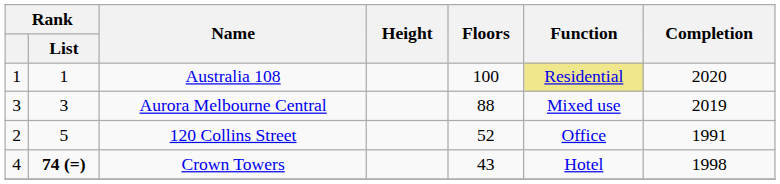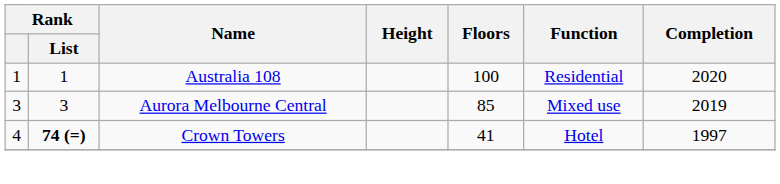(584, 76) khaki background -> (584, 76) no background
(486, 105) 88 -> (486, 105) 85
- row: (233, 134)
(486, 163) 43 -> (486, 134) 41
(709, 163) 1998 -> (709, 134) 1997
